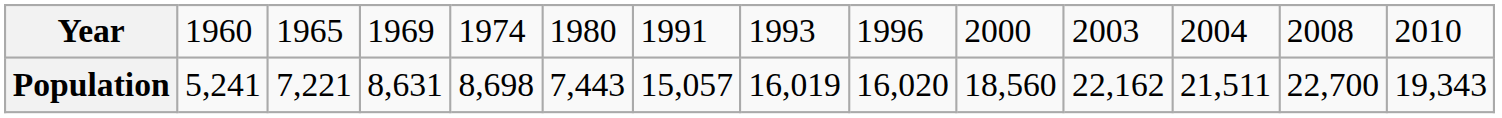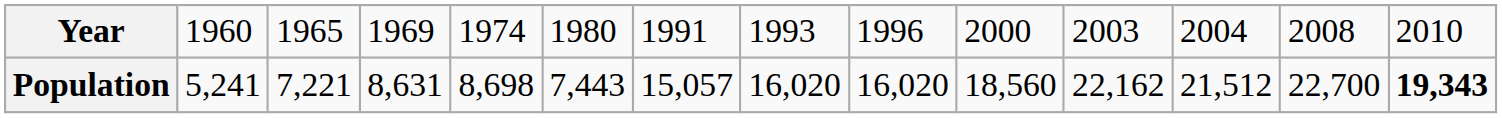(795, 84) 16,019 -> (795, 84) 16,020
(1226, 84) 21,511 -> (1226, 84) 21,512
(1441, 84) normal -> (1442, 84) bold
